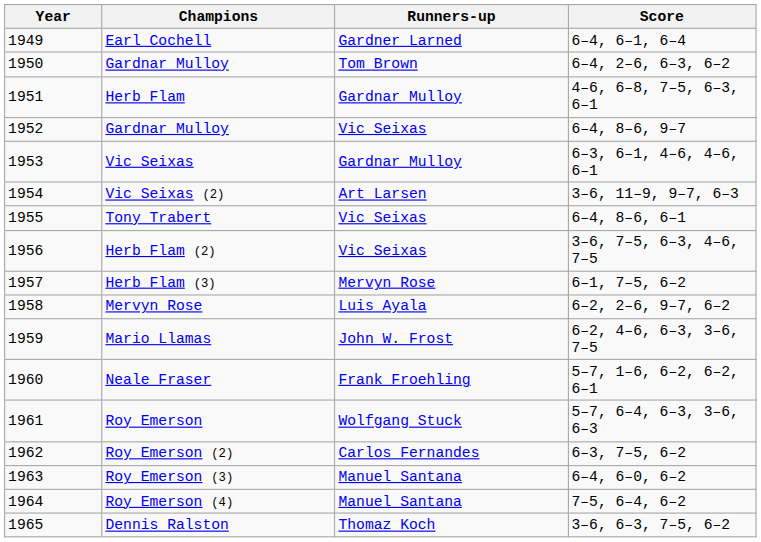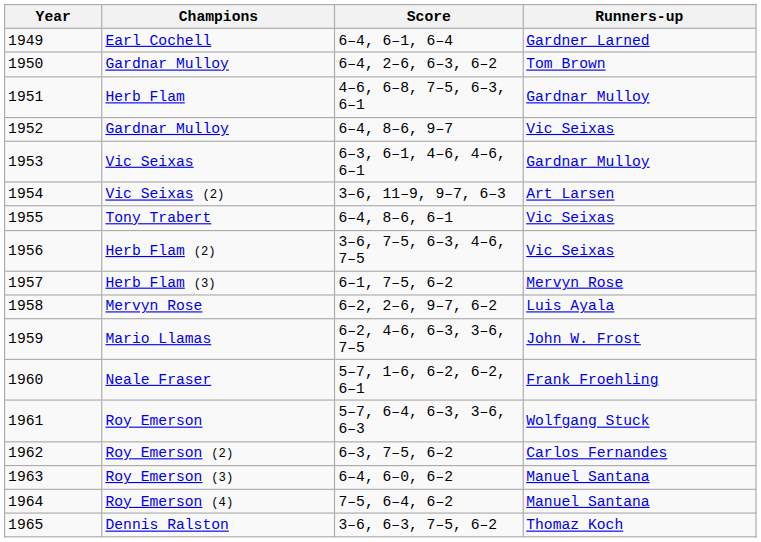columns swapped: (451, 17) <-> (662, 17)
